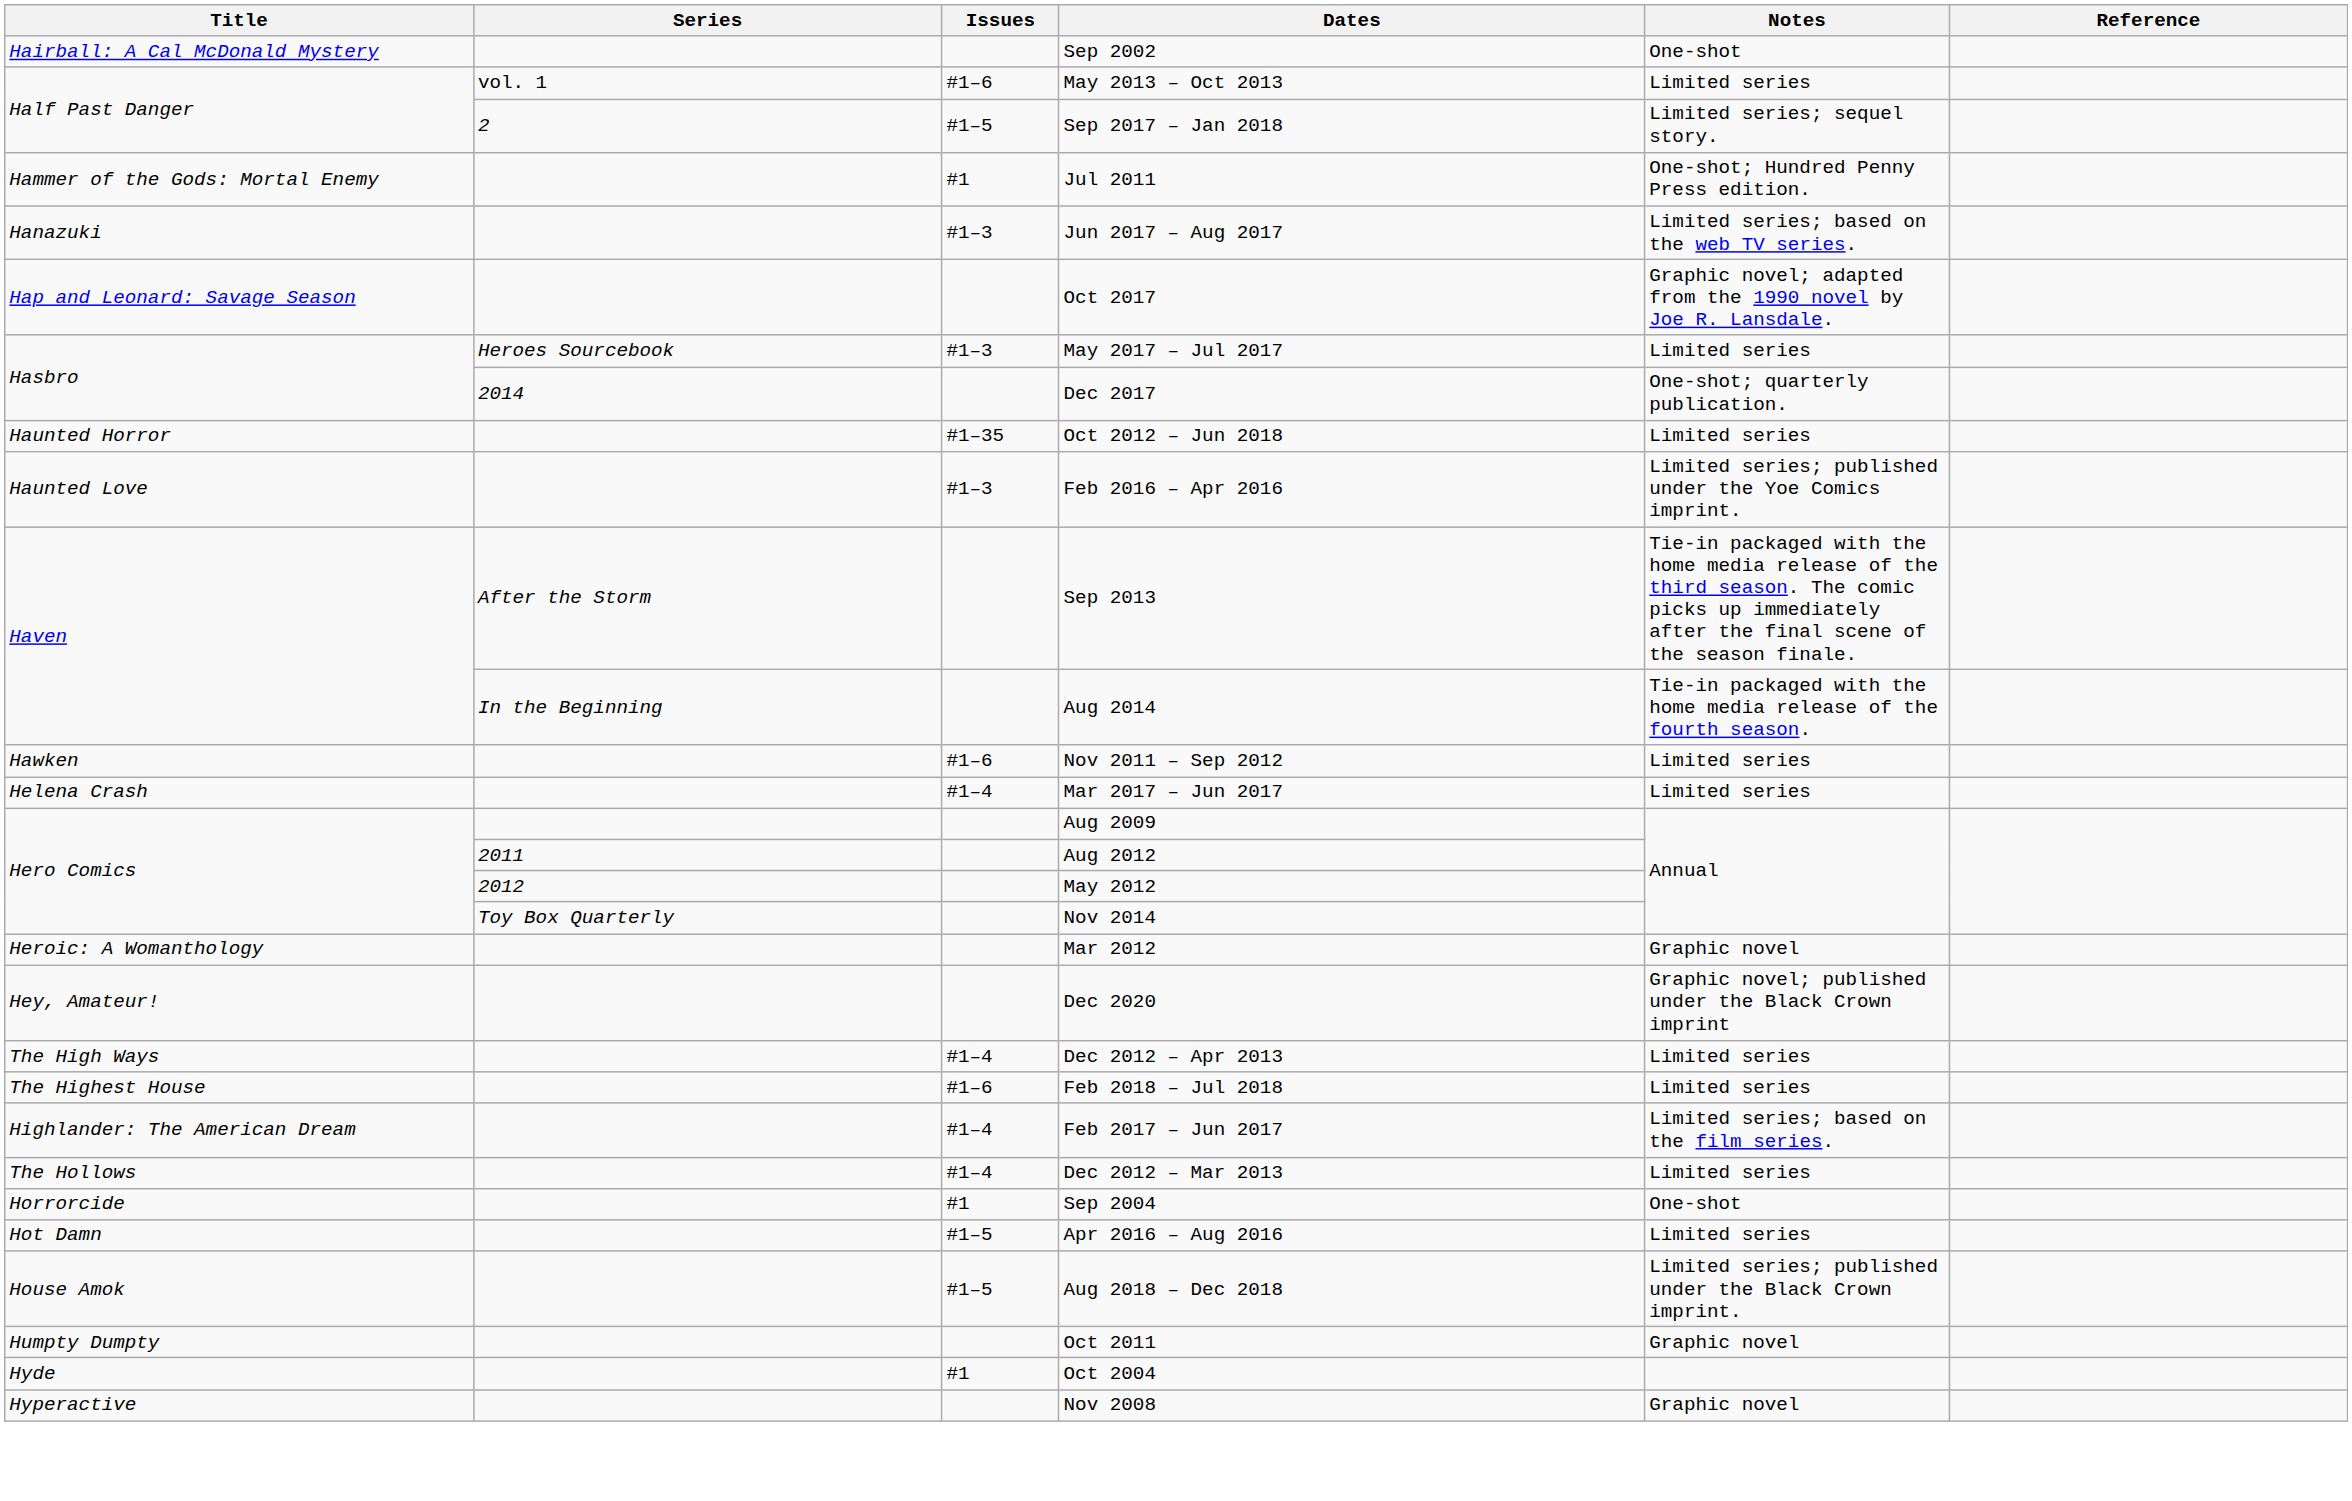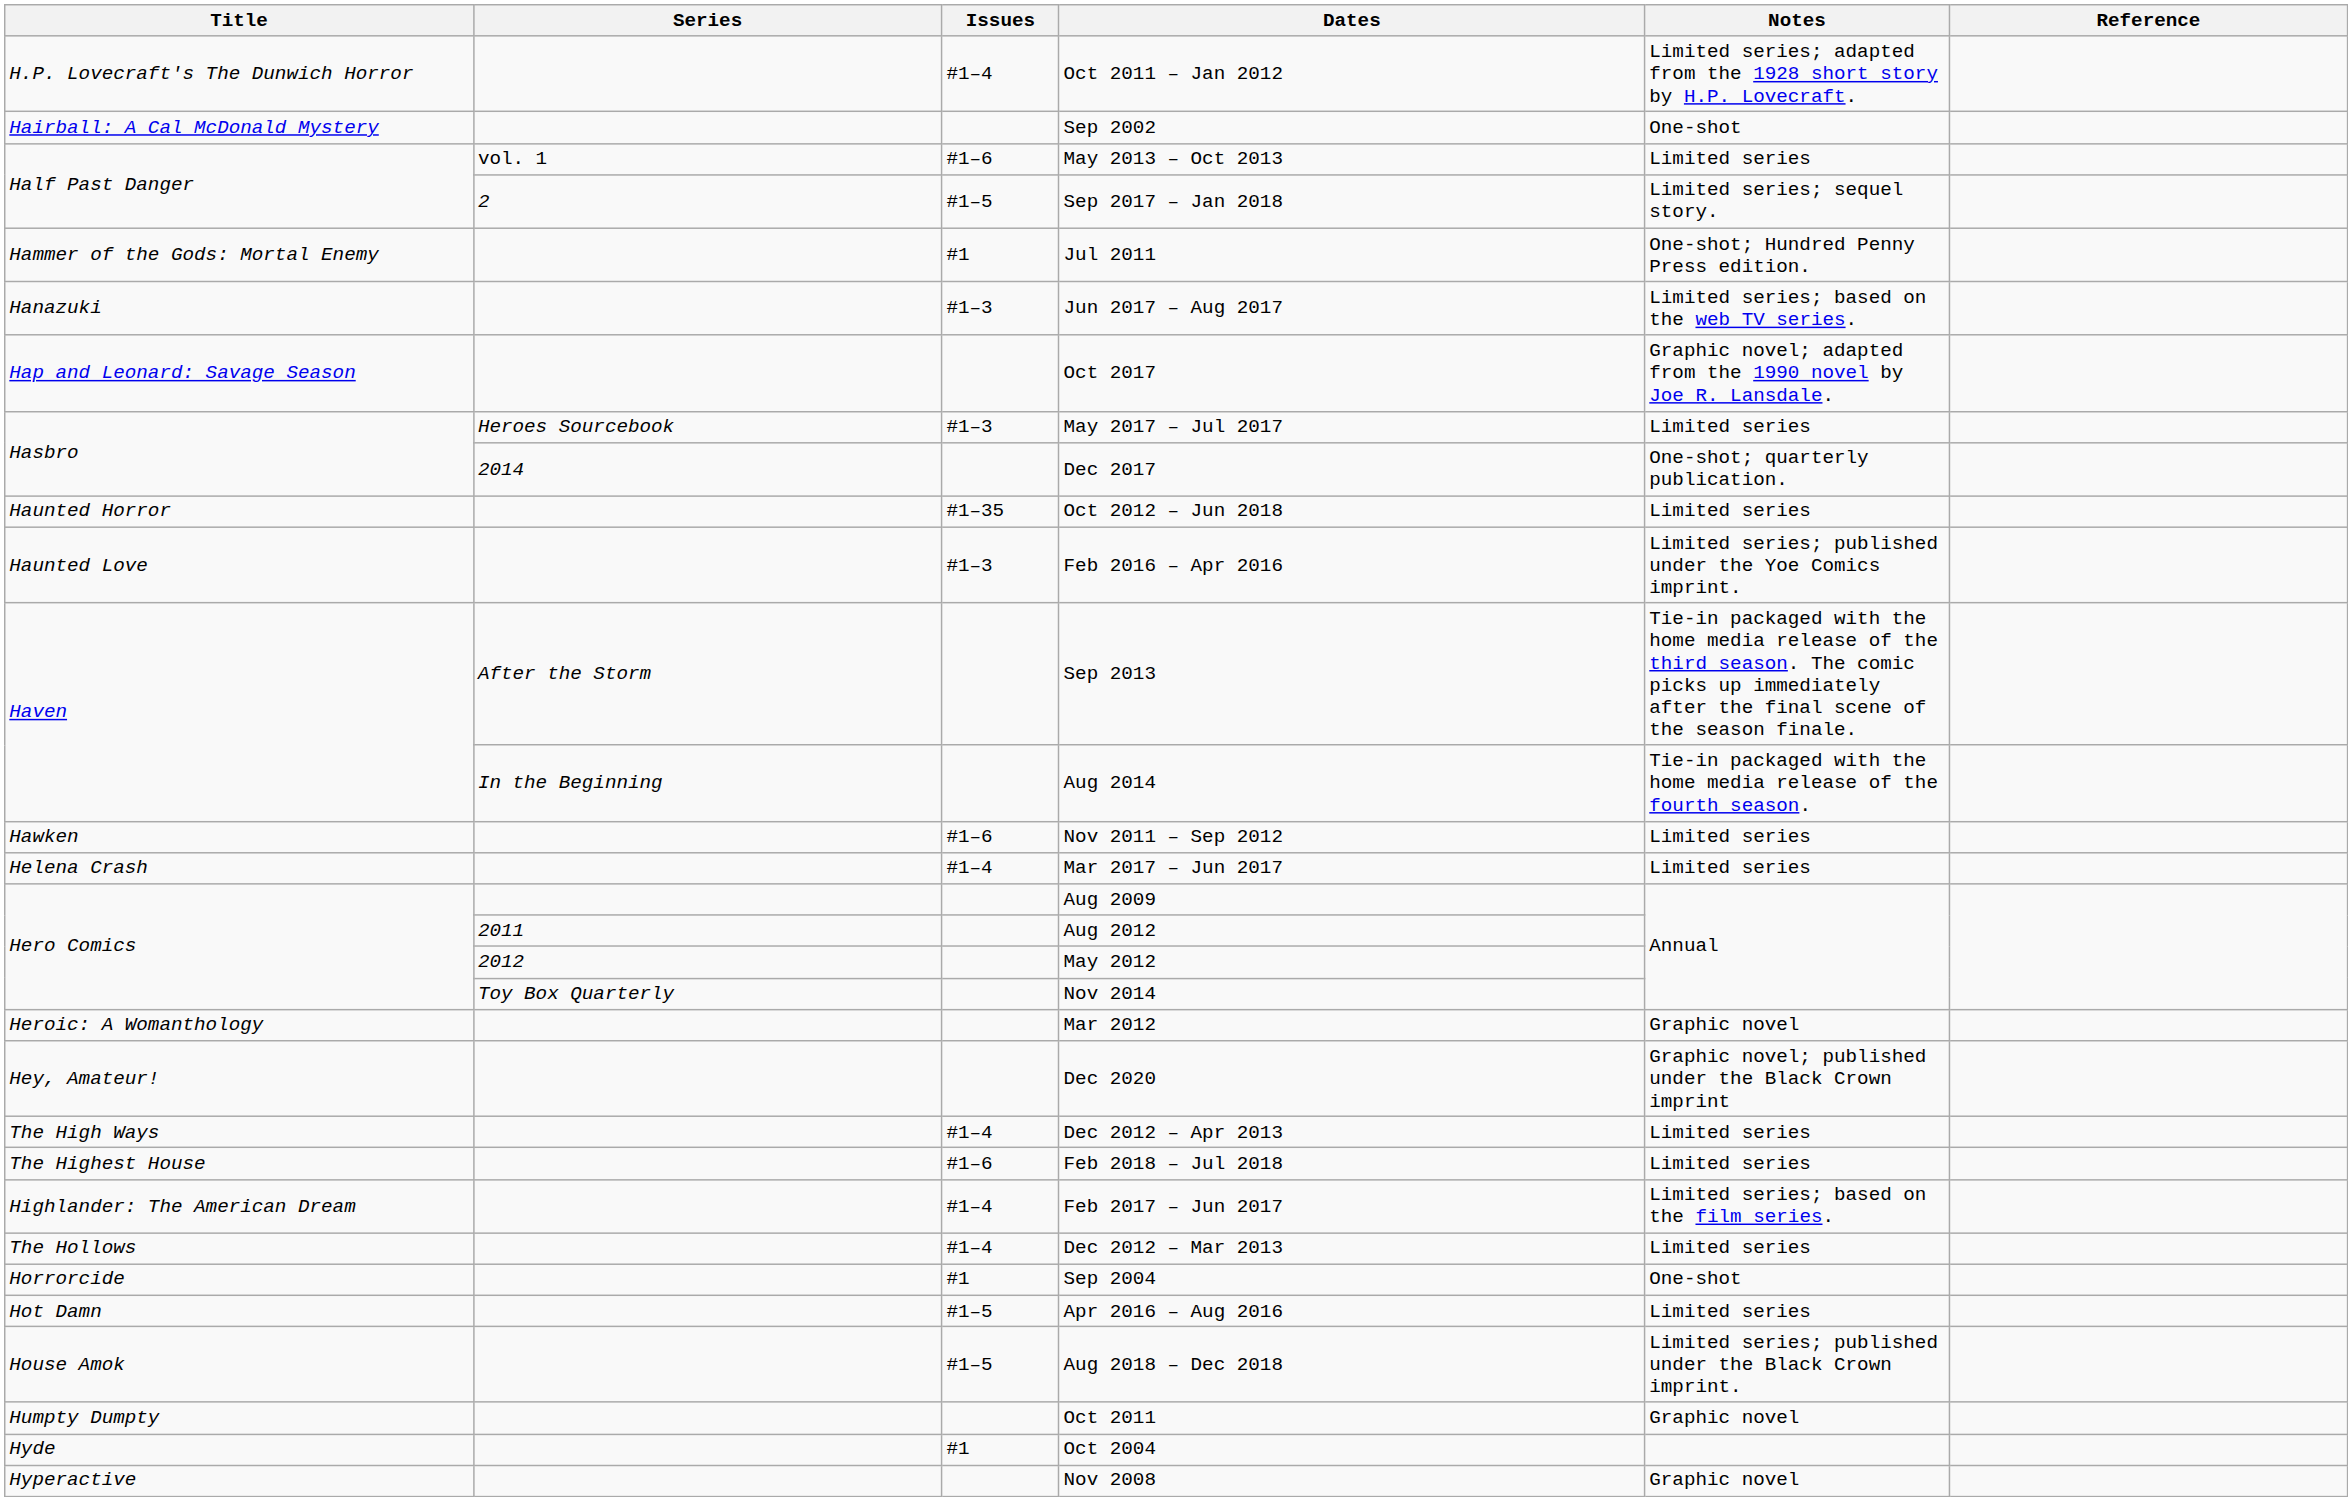+ row: (1173, 74)
